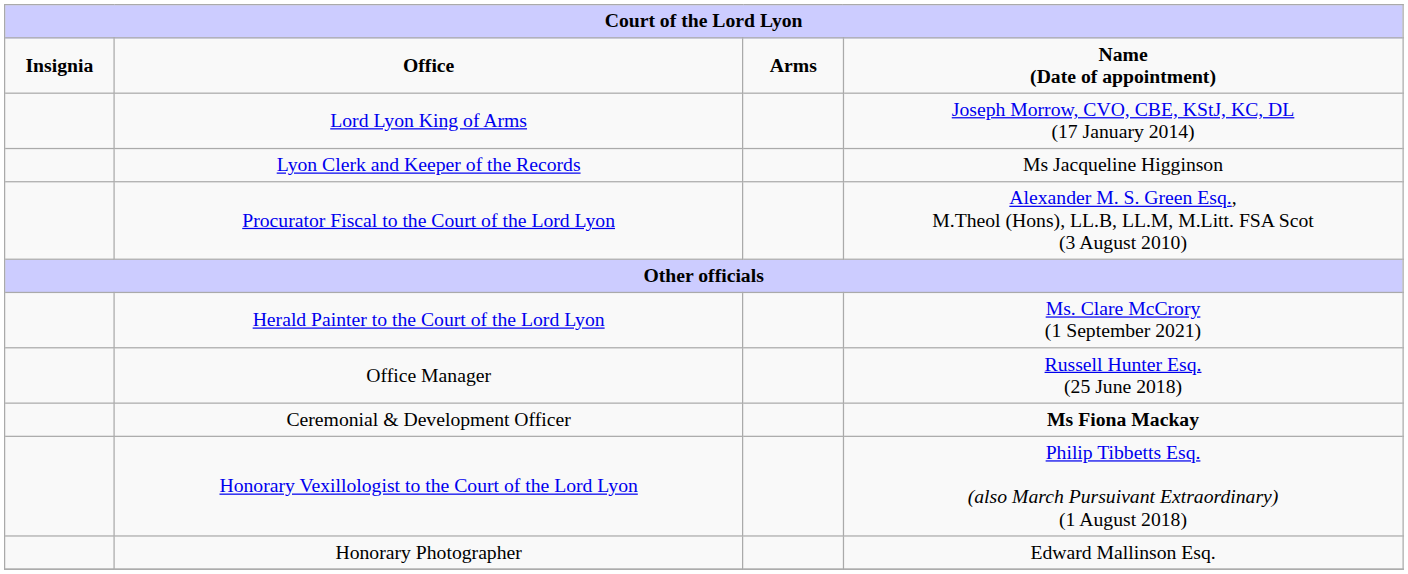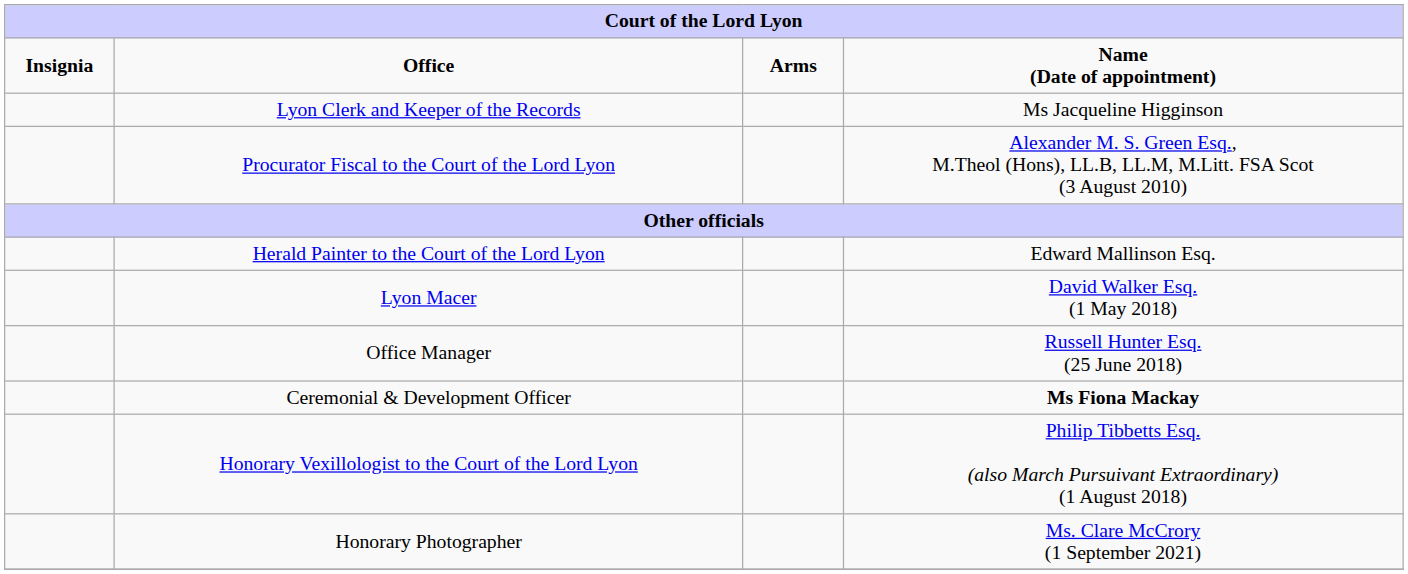- row: (429, 120)
(1123, 319) Ms. Clare McCrory (1 September 2021) -> (1123, 253) Edward Mallinson Esq.
+ row: (429, 297)
(1123, 552) Edward Mallinson Esq. -> (1123, 541) Ms. Clare McCrory (1 September 2021)
